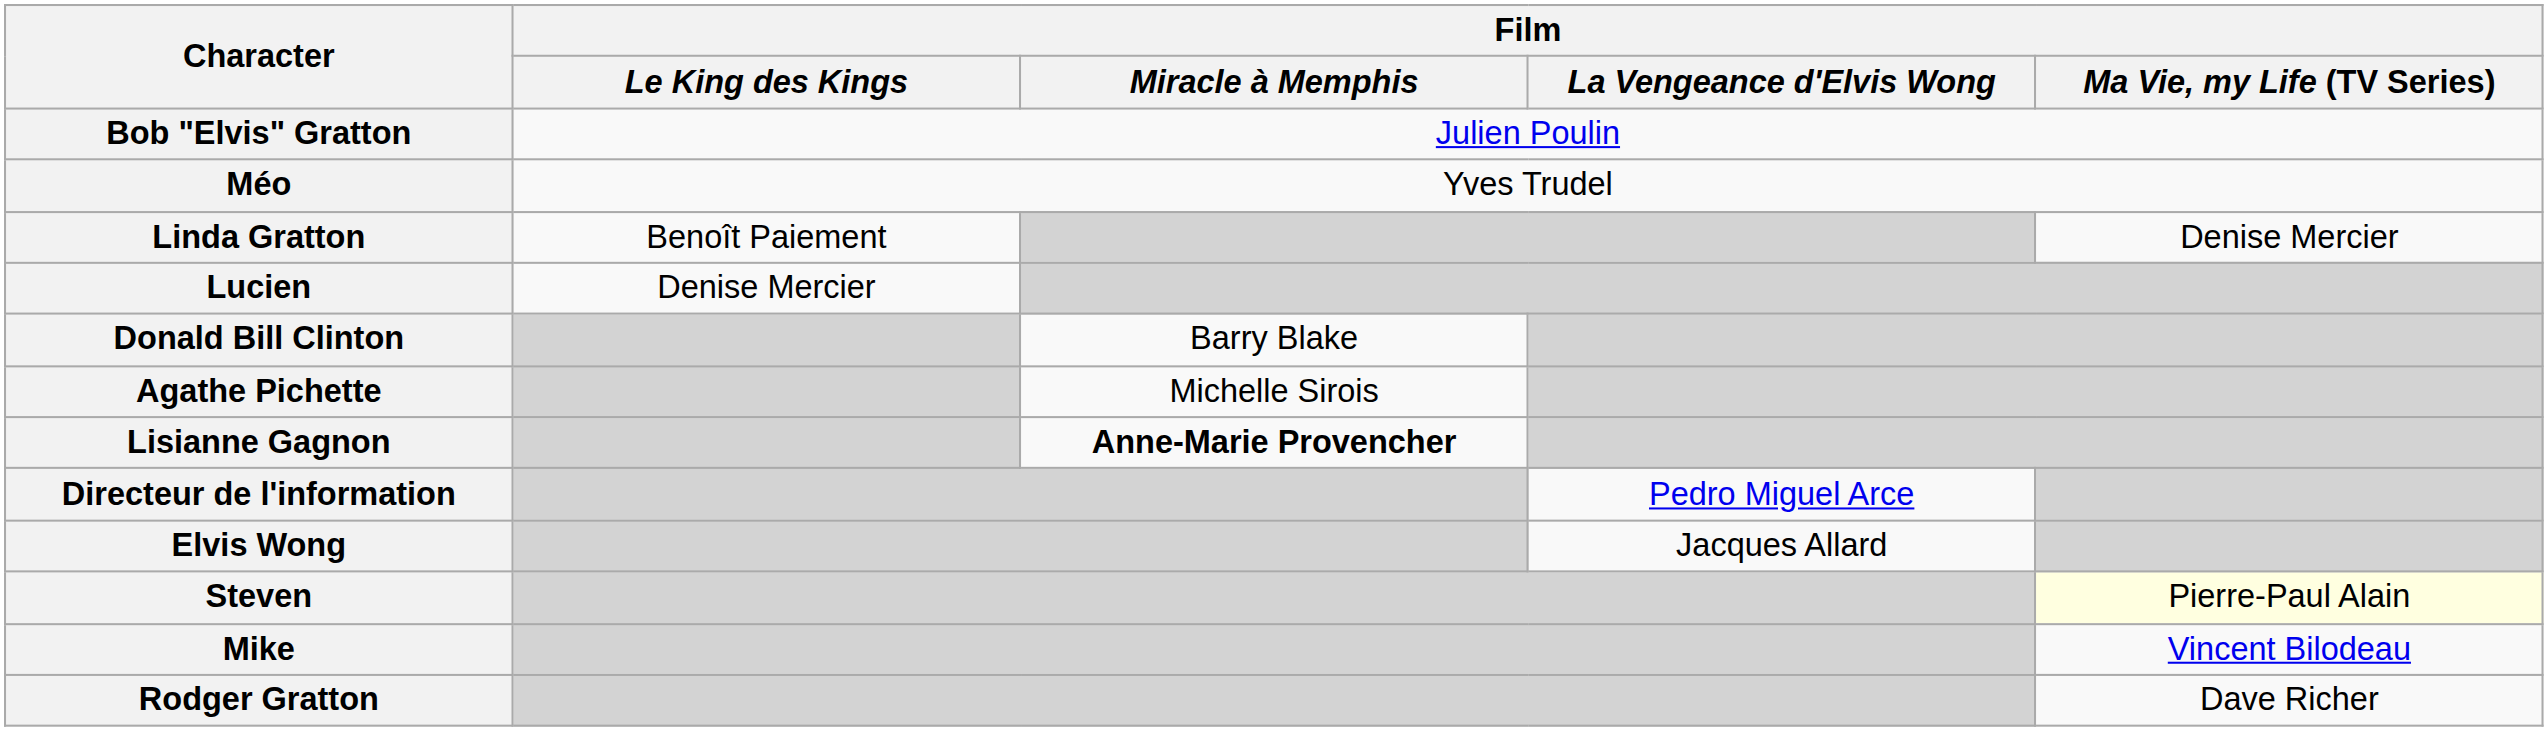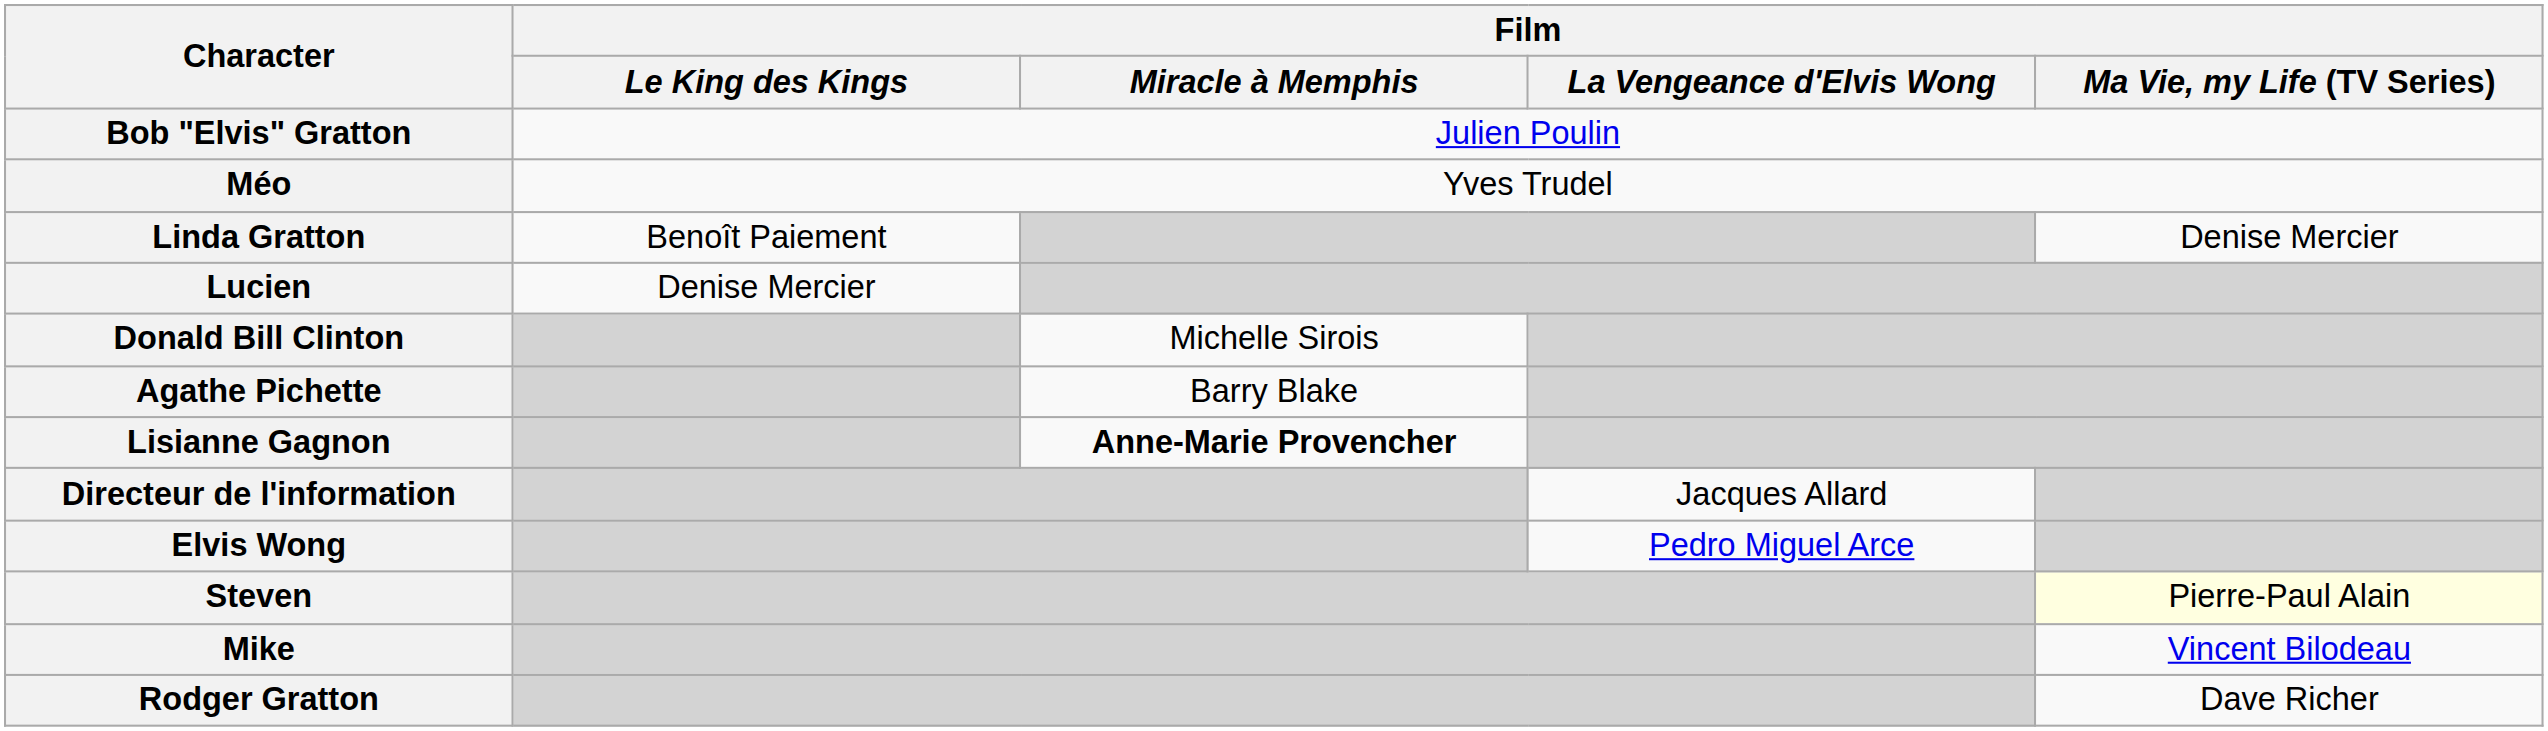(1274, 339) Barry Blake -> (1274, 339) Michelle Sirois
(1274, 390) Michelle Sirois -> (1274, 390) Barry Blake
(1782, 493) Pedro Miguel Arce -> (1782, 493) Jacques Allard
(1782, 545) Jacques Allard -> (1782, 545) Pedro Miguel Arce
